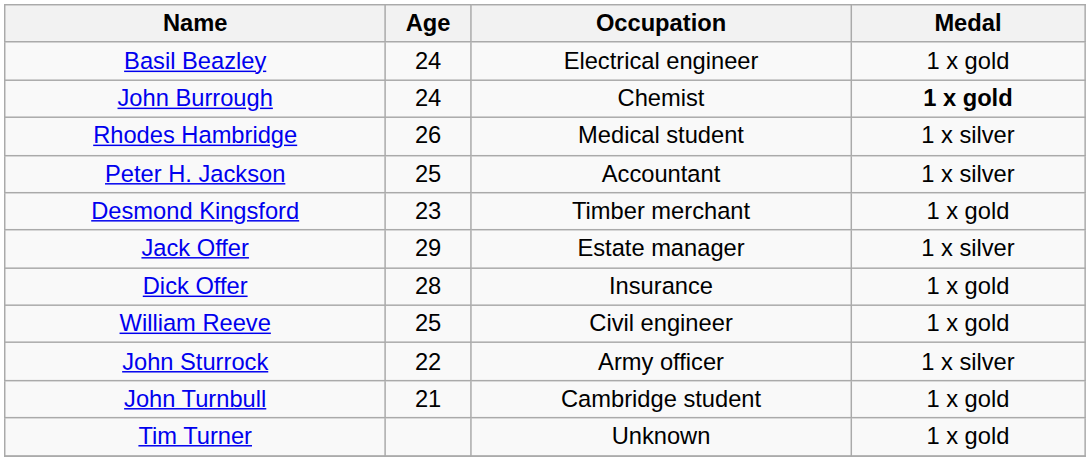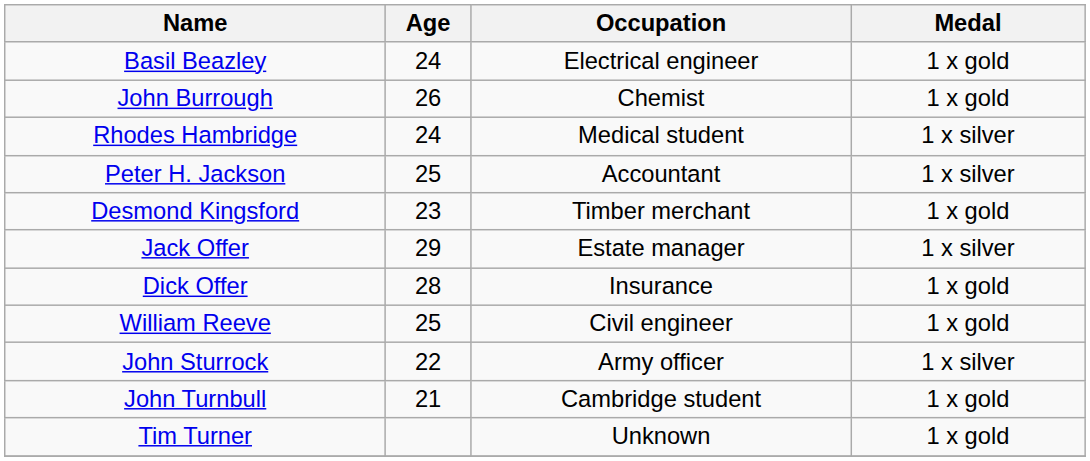(428, 98) 24 -> (428, 98) 26
(968, 98) bold -> (968, 98) normal
(428, 135) 26 -> (428, 135) 24
